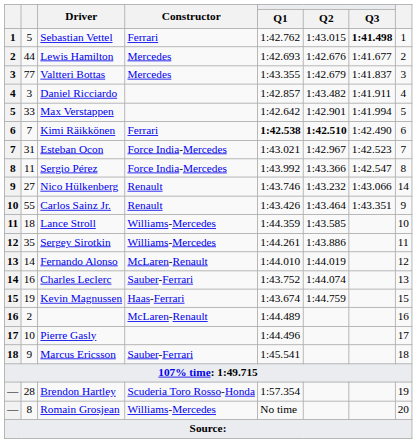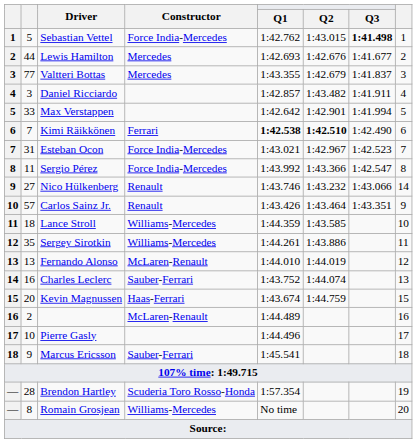(143, 37) Ferrari -> (177, 37) Force India-Mercedes
(29, 204) 55 -> (29, 204) 57
(29, 260) 14 -> (29, 260) 13
(29, 298) 19 -> (29, 298) 20
